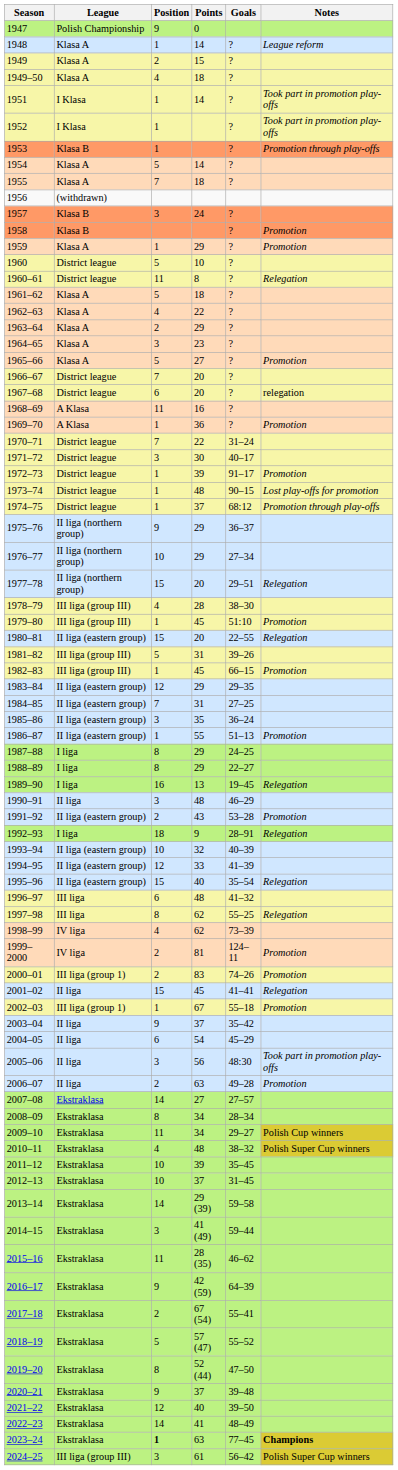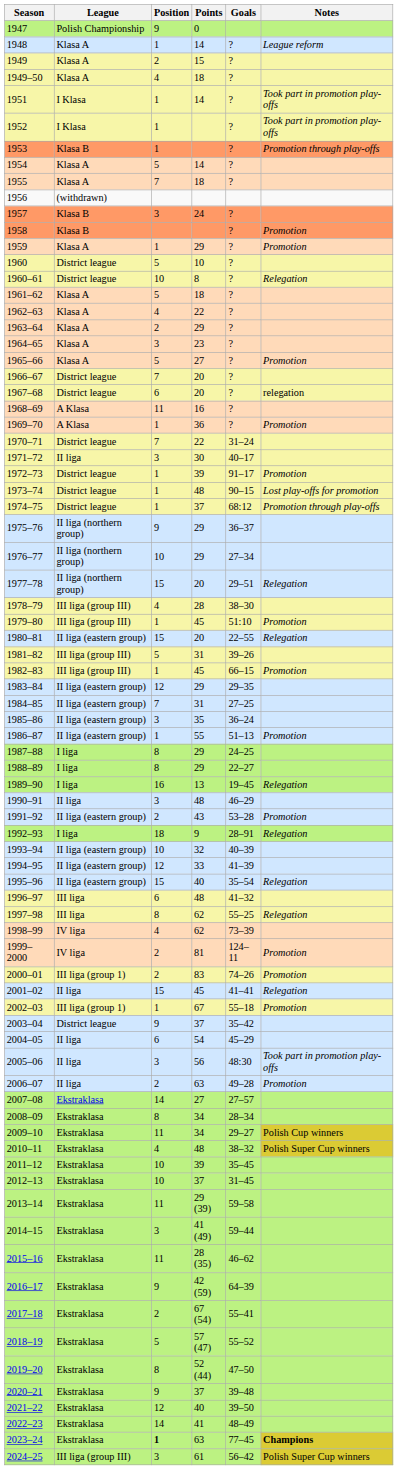(159, 279) 11 -> (159, 279) 10
(86, 457) District league -> (69, 457) II liga
(69, 1023) II liga -> (86, 1023) District league
(159, 1203) 14 -> (159, 1203) 11
